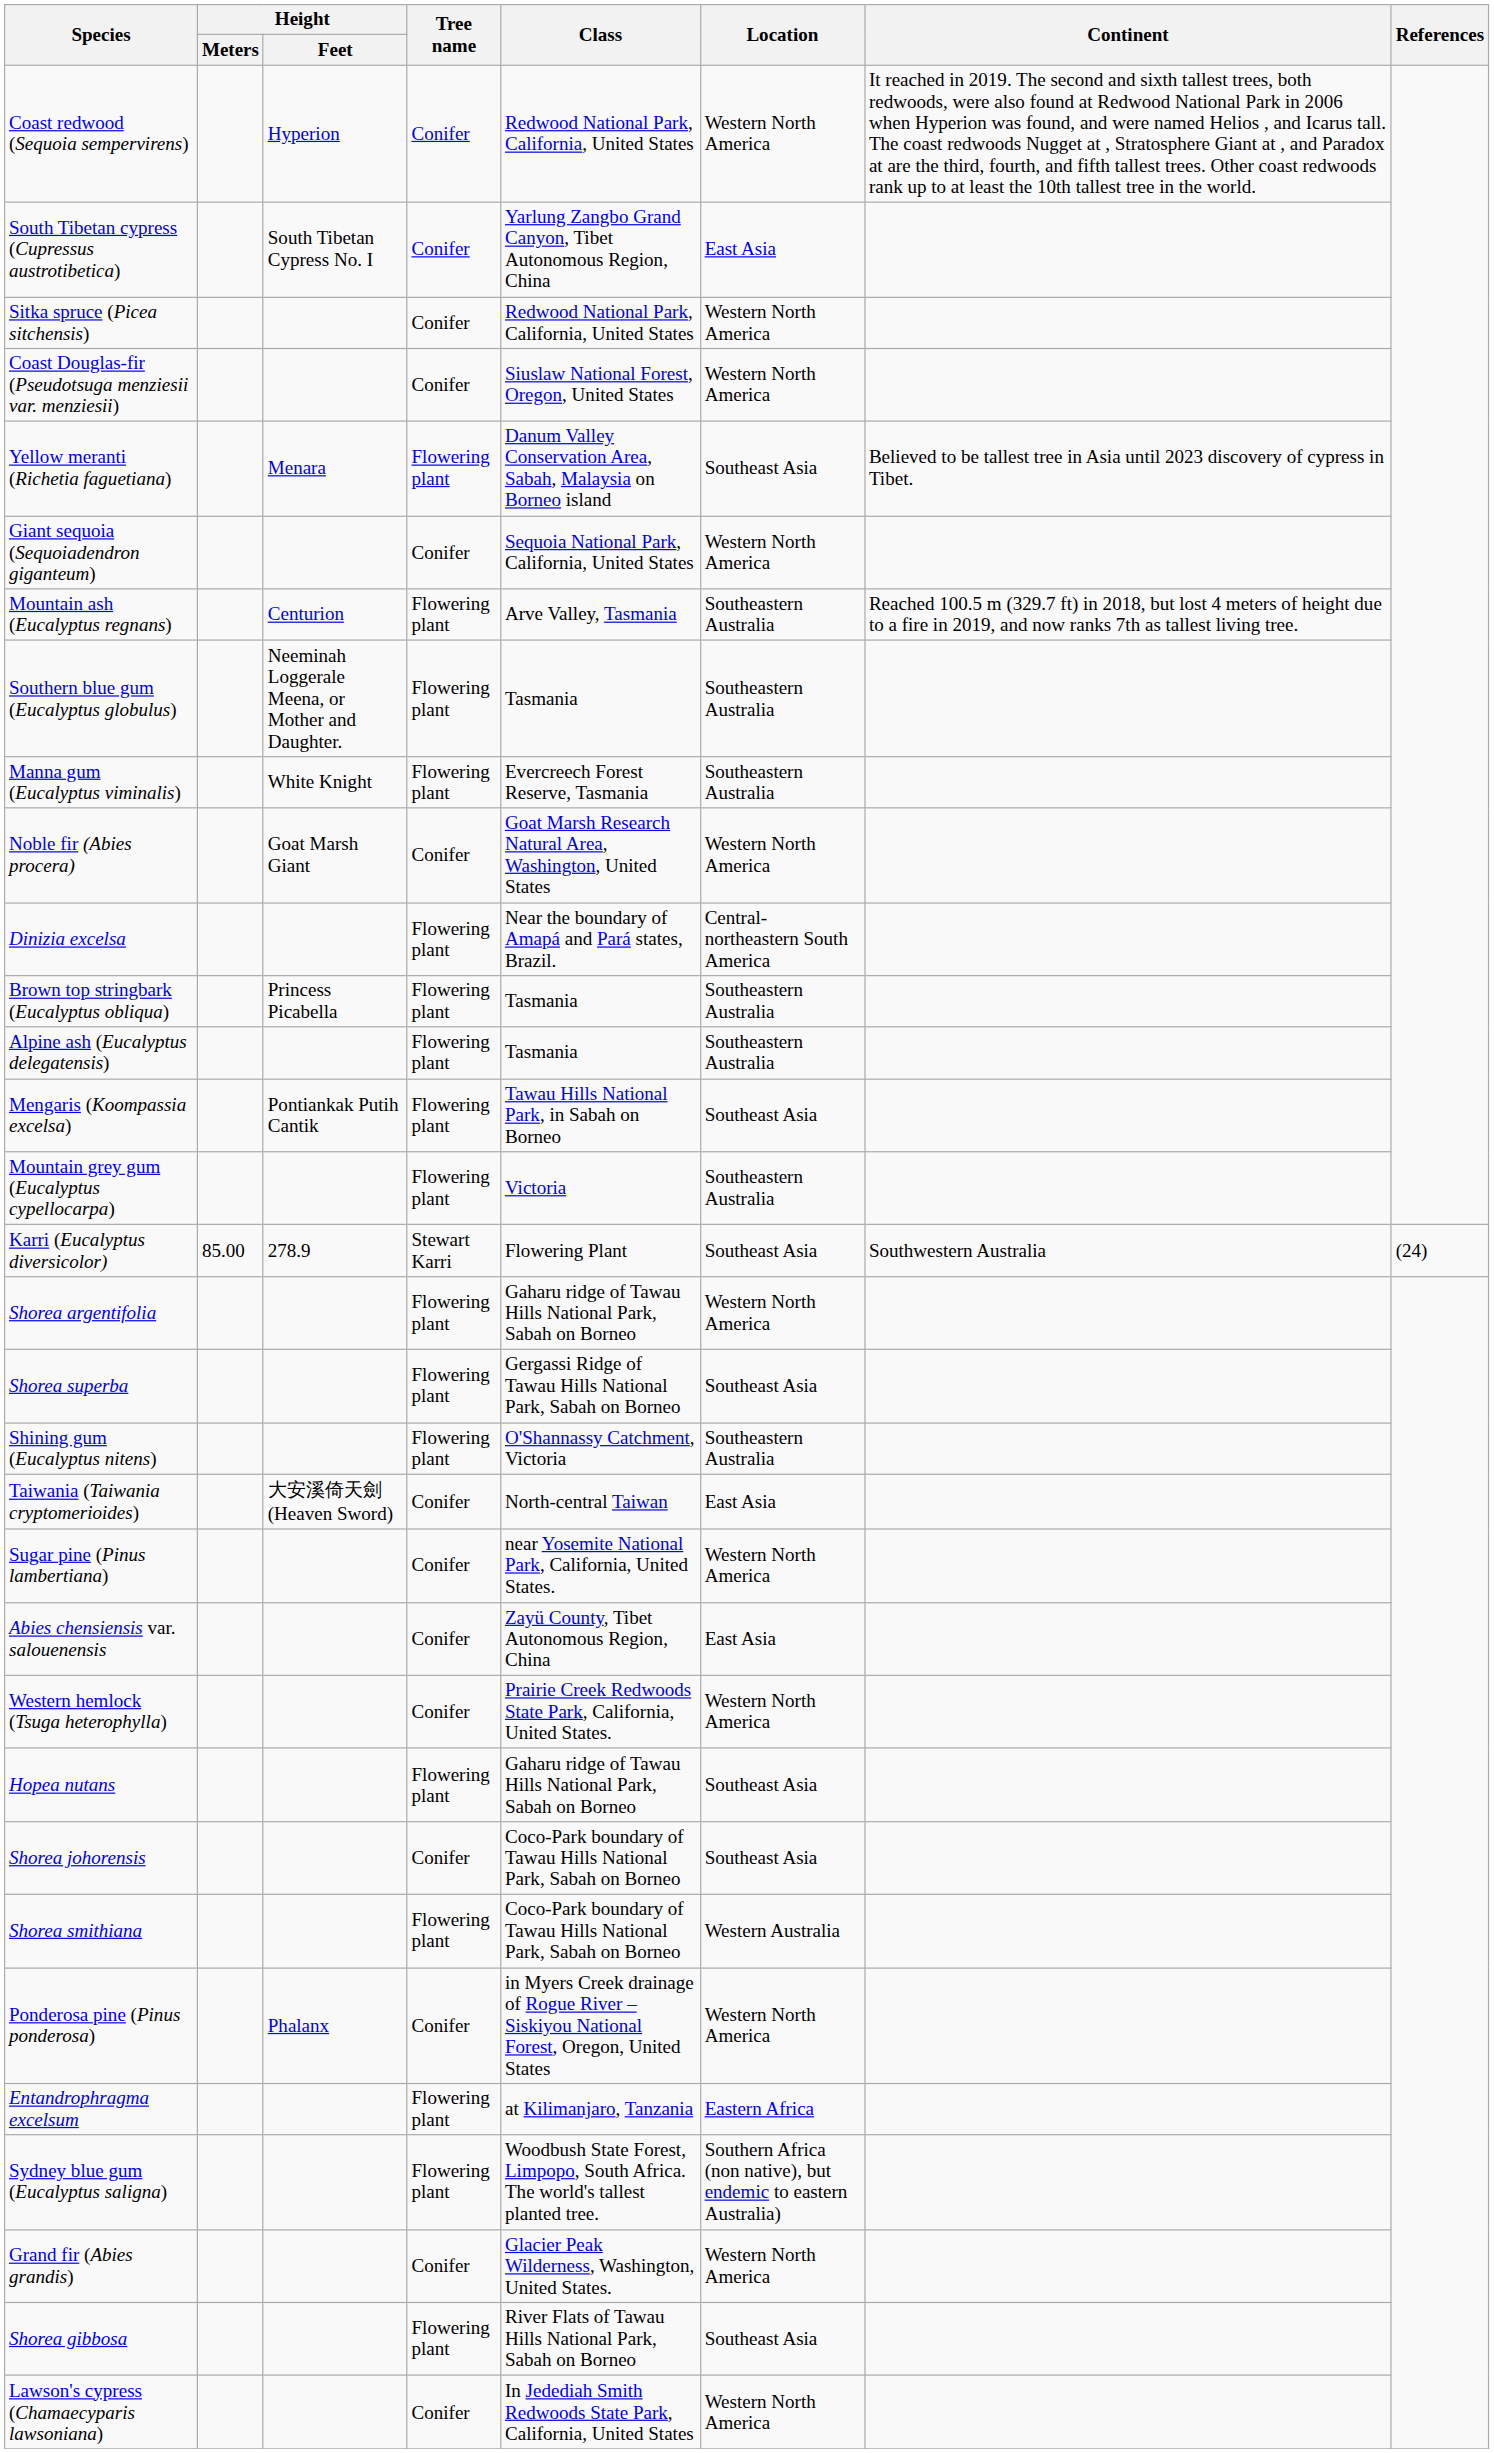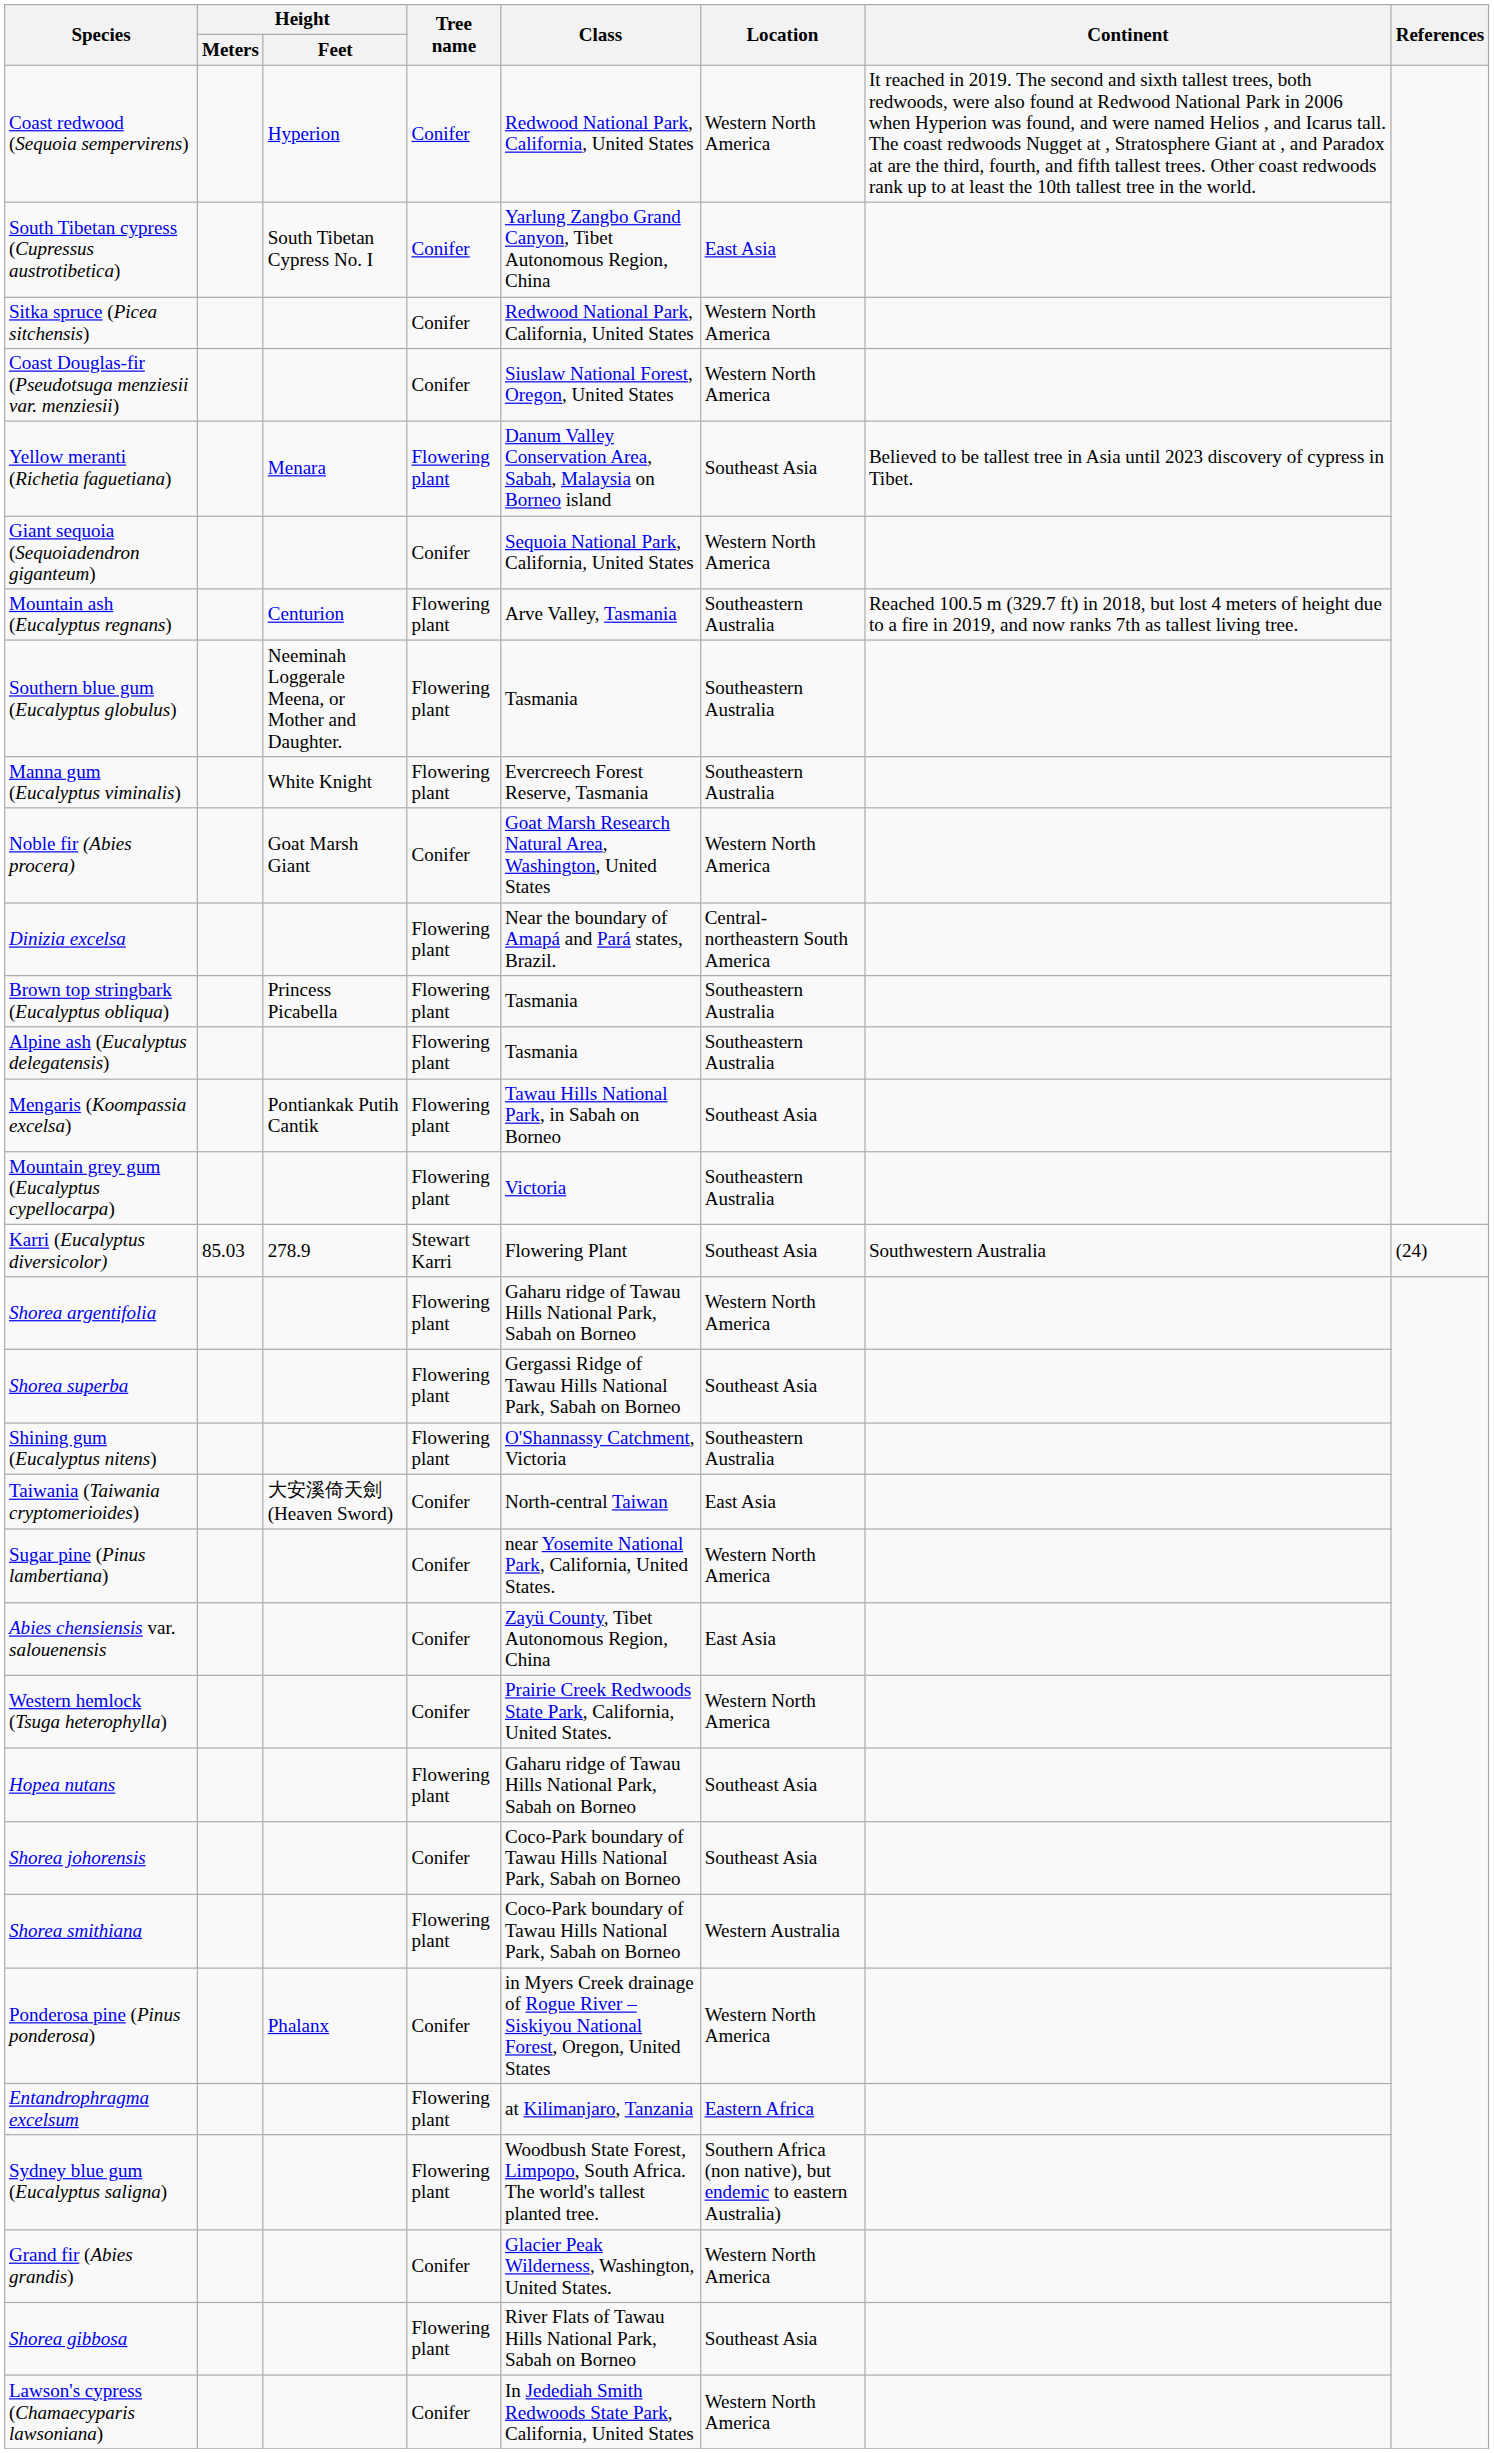(223, 1250) 85.00 -> (223, 1250) 85.03
